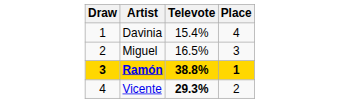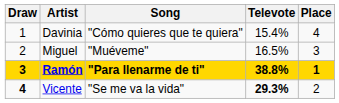+ column: (165, 13)
(103, 88) normal -> (23, 88) bold
